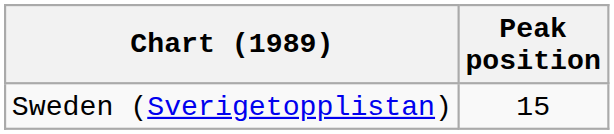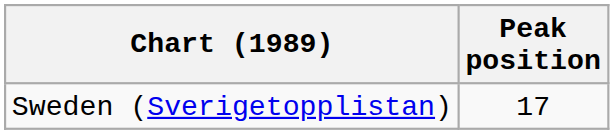(533, 107) 15 -> (533, 107) 17
